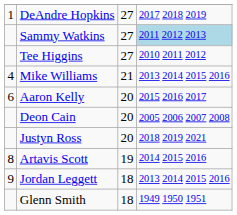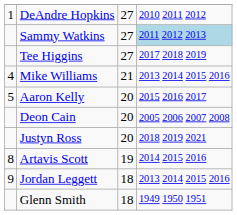(173, 14) 2017 2018 2019 -> (172, 14) 2010 2011 2012
(172, 55) 2010 2011 2012 -> (173, 55) 2017 2018 2019
(11, 96) 6 -> (11, 96) 5
